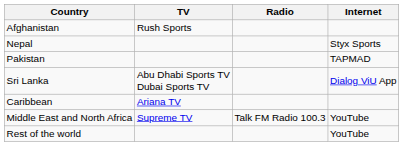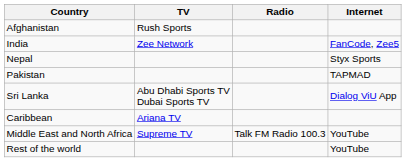+ row: (17, 43)
